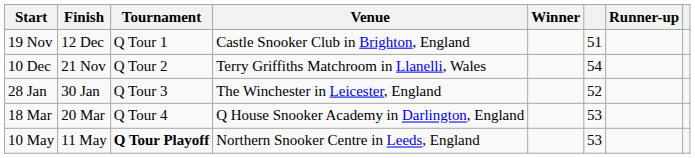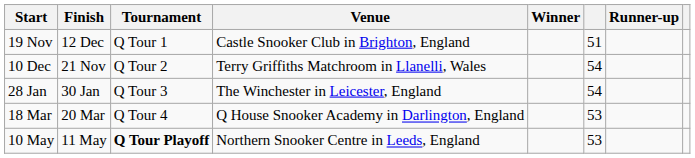(595, 91) 52 -> (595, 91) 54
